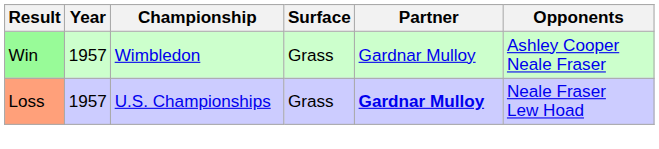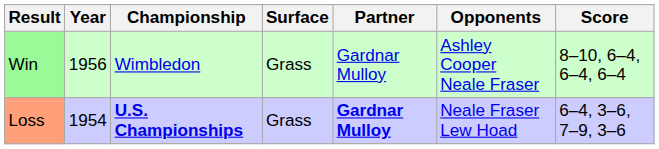+ column: (605, 18)
(88, 54) 1957 -> (88, 64) 1956
(88, 101) 1957 -> (88, 120) 1954
(193, 101) normal -> (179, 120) bold
